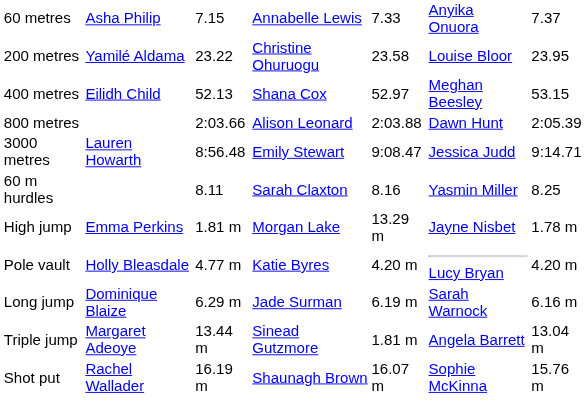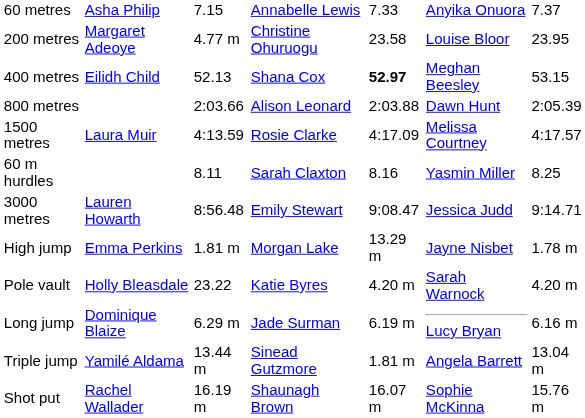(135, 56) Yamilé Aldama -> (115, 39) Margaret Adeoye
(214, 56) 23.22 -> (217, 39) 4.77 m
(390, 93) normal -> (388, 77) bold
+ row: (27, 135)
rows swapped: (27, 152) <-> (28, 189)
(218, 265) 4.77 m -> (213, 285) 23.22
(478, 268) Lucy Bryan -> (455, 285) Sarah Warnock
(458, 302) Sarah Warnock -> (477, 327) Lucy Bryan
(115, 340) Margaret Adeoye -> (134, 360) Yamilé Aldama
